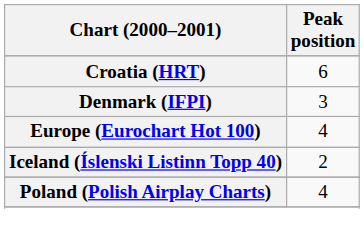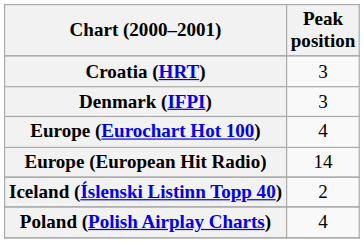(323, 71) 6 -> (323, 71) 3
+ row: (145, 161)
